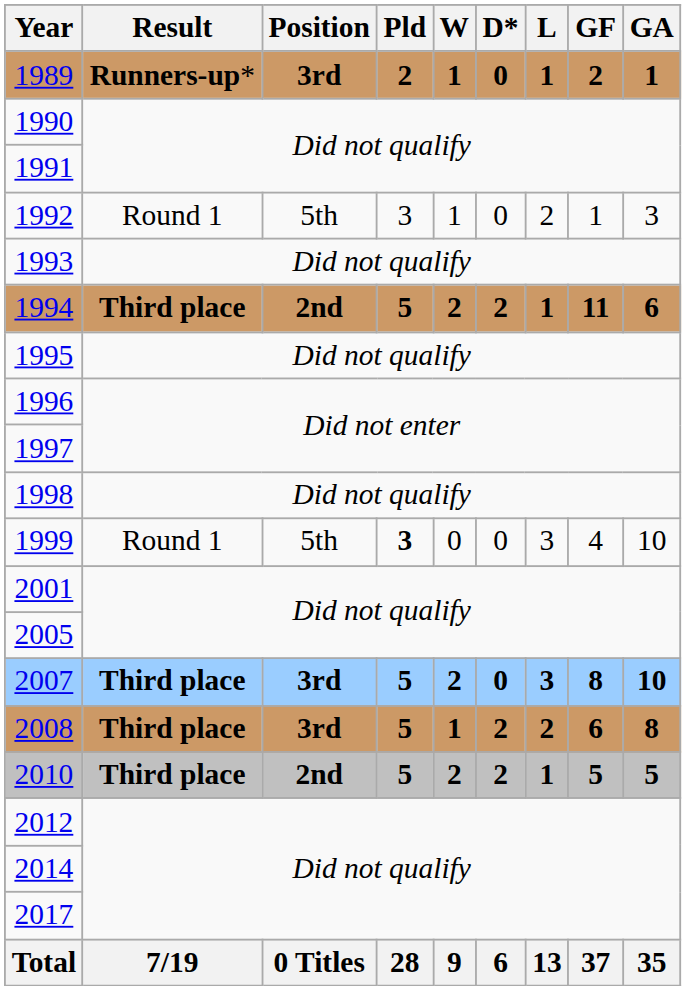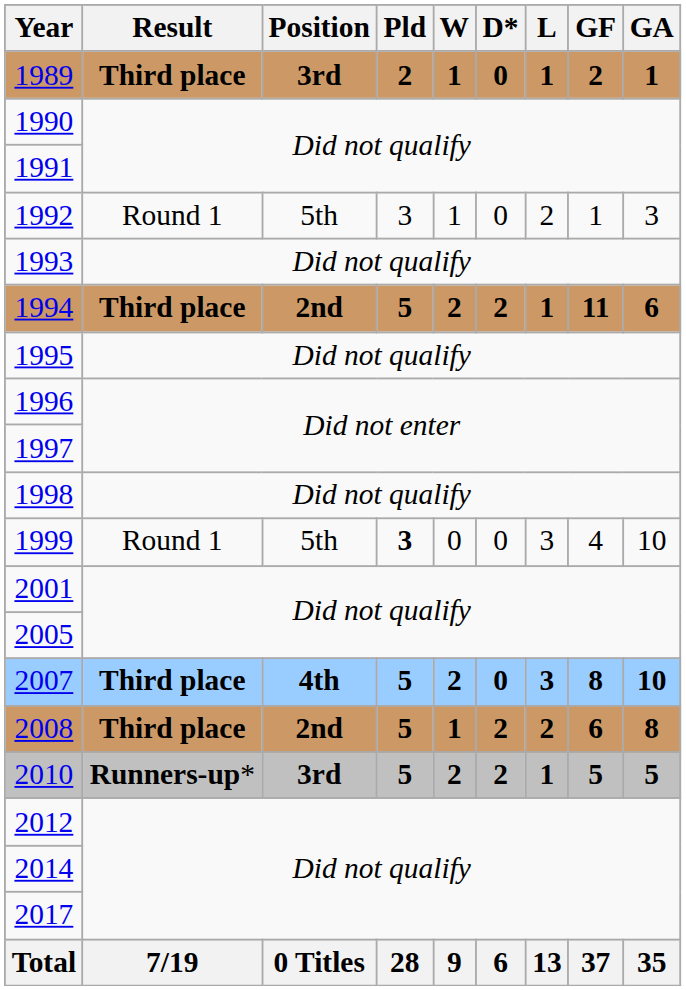(172, 74) Runners-up* -> (172, 74) Third place
(319, 681) 3rd -> (319, 681) 4th
(319, 728) 3rd -> (319, 728) 2nd
(172, 774) Third place -> (172, 774) Runners-up*
(319, 774) 2nd -> (319, 774) 3rd
